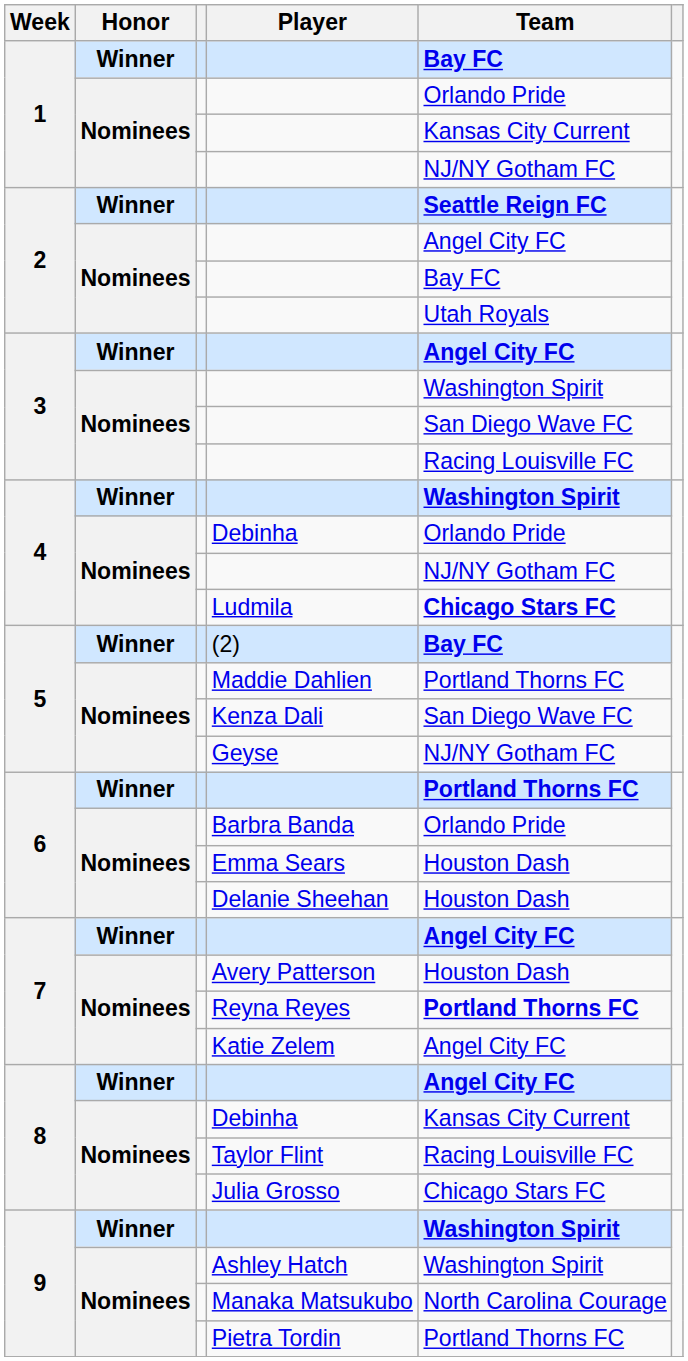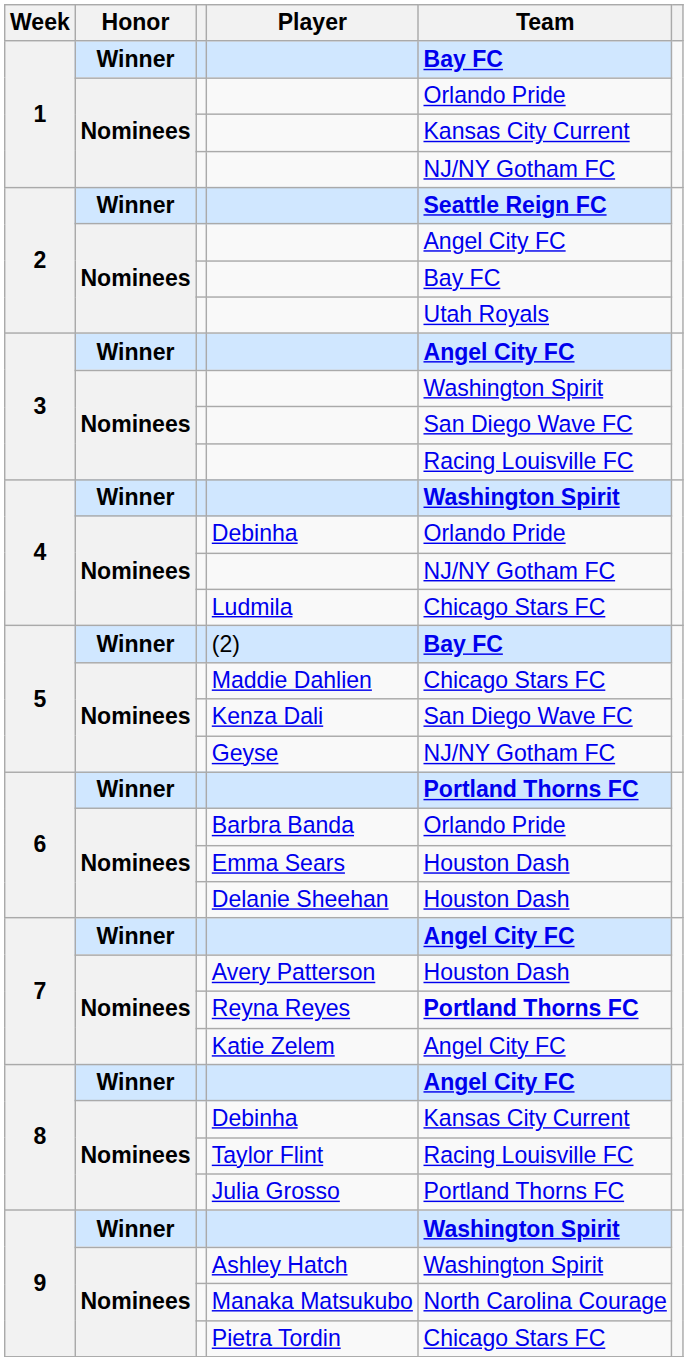(520, 607) bold -> (514, 607) normal
(524, 680) Portland Thorns FC -> (514, 680) Chicago Stars FC
(514, 1192) Chicago Stars FC -> (524, 1192) Portland Thorns FC
(524, 1338) Portland Thorns FC -> (514, 1338) Chicago Stars FC
